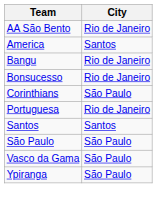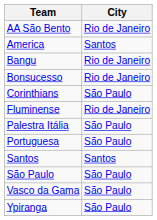+ row: (33, 110)
+ row: (38, 126)
(117, 110) Rio de Janeiro -> (108, 142) São Paulo
